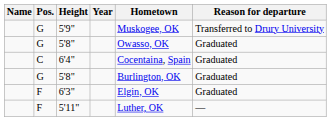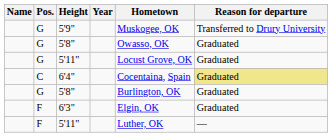+ row: (40, 60)
(216, 60) no background -> (218, 76) khaki background
